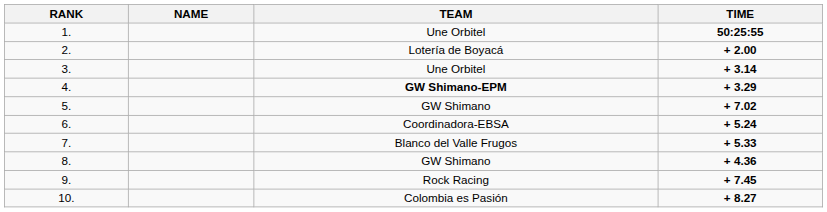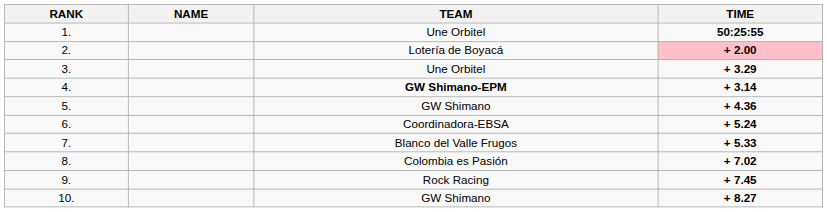(740, 51) no background -> (740, 51) pink background
(740, 69) + 3.14 -> (740, 69) + 3.29
(740, 88) + 3.29 -> (740, 88) + 3.14
(740, 106) + 7.02 -> (740, 106) + 4.36
(456, 161) GW Shimano -> (456, 161) Colombia es Pasión
(740, 161) + 4.36 -> (740, 161) + 7.02
(456, 198) Colombia es Pasión -> (456, 198) GW Shimano
